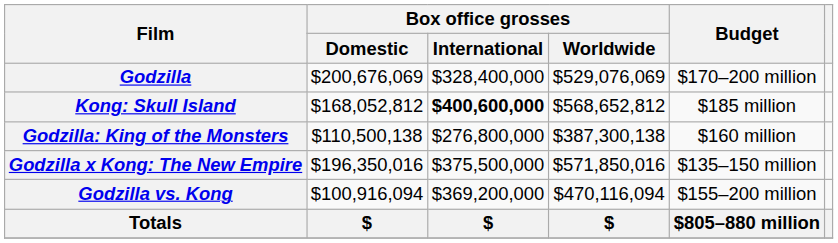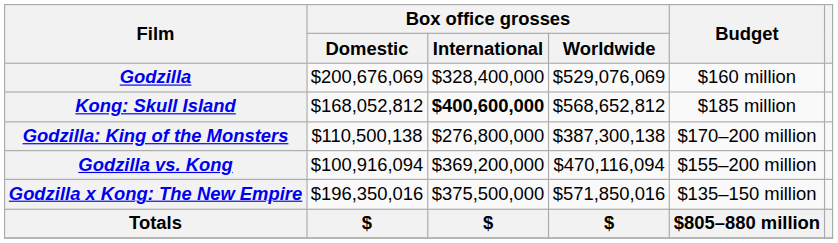(747, 77) $170–200 million -> (747, 77) $160 million
(747, 135) $160 million -> (747, 135) $170–200 million
rows swapped: (156, 194) <-> (156, 164)
